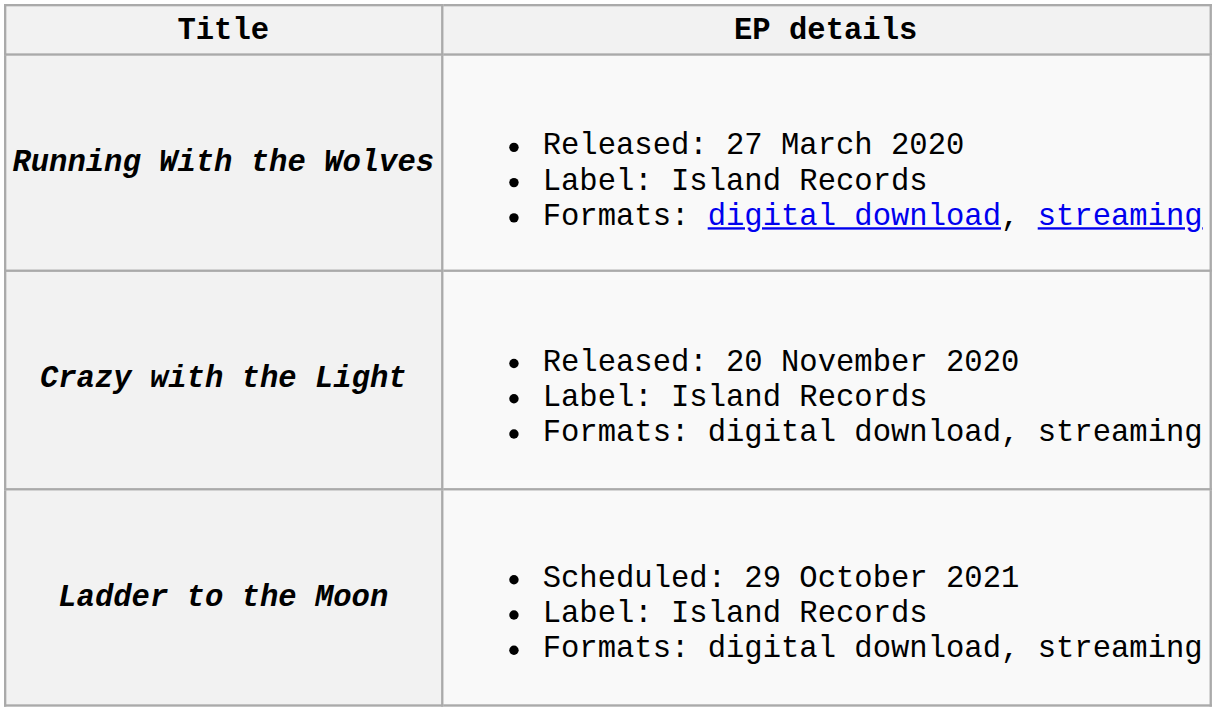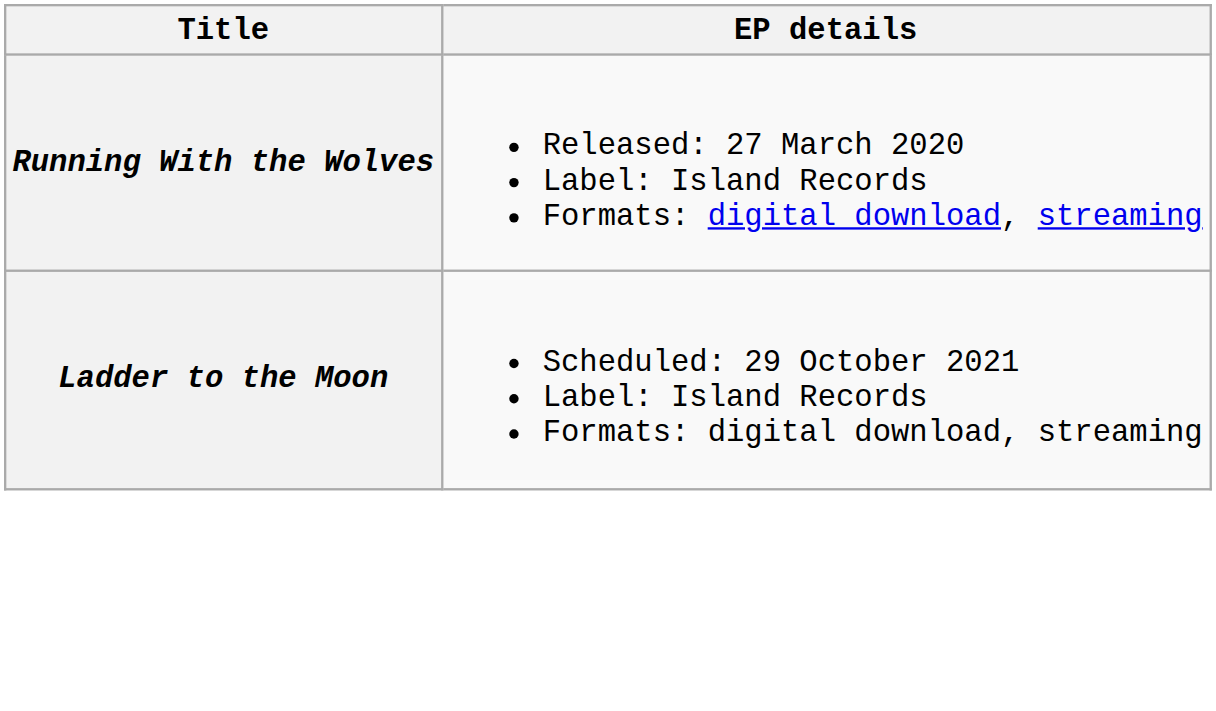- row: (223, 380)
